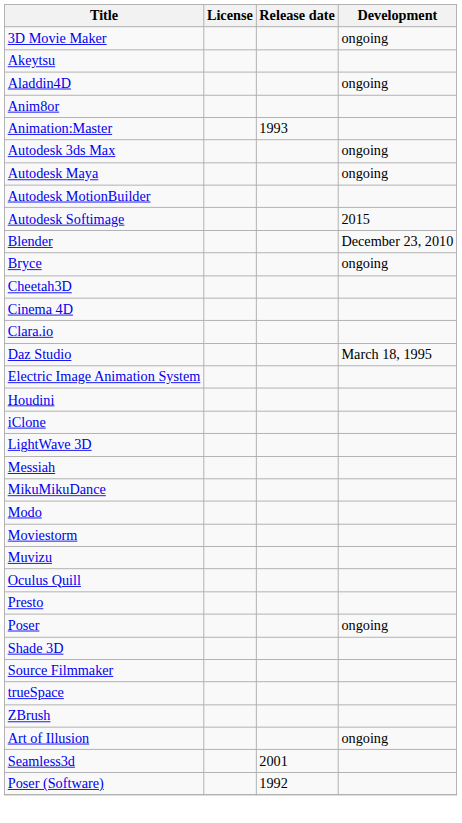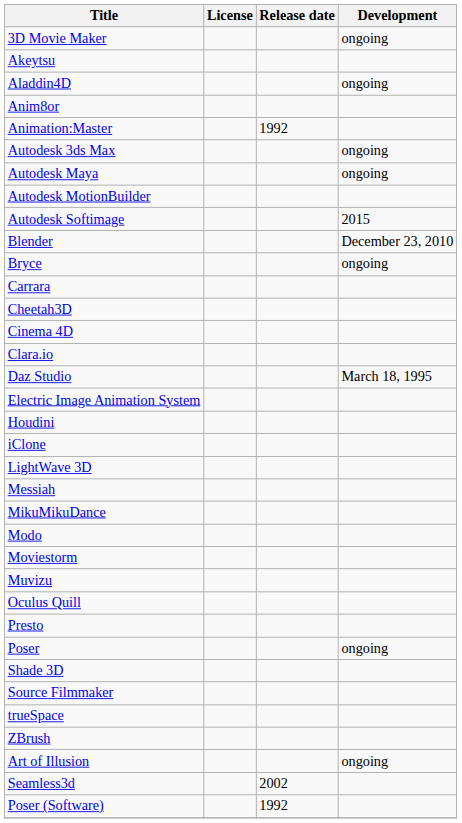(274, 128) 1993 -> (274, 128) 1992
+ row: (29, 286)
(274, 761) 2001 -> (274, 783) 2002
